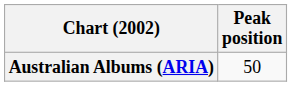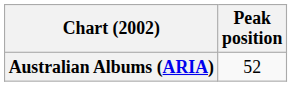(252, 66) 50 -> (252, 66) 52
